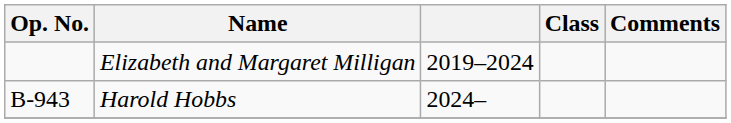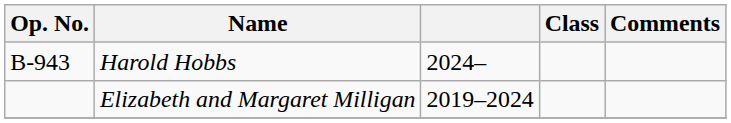rows swapped: (258, 61) <-> (168, 99)
